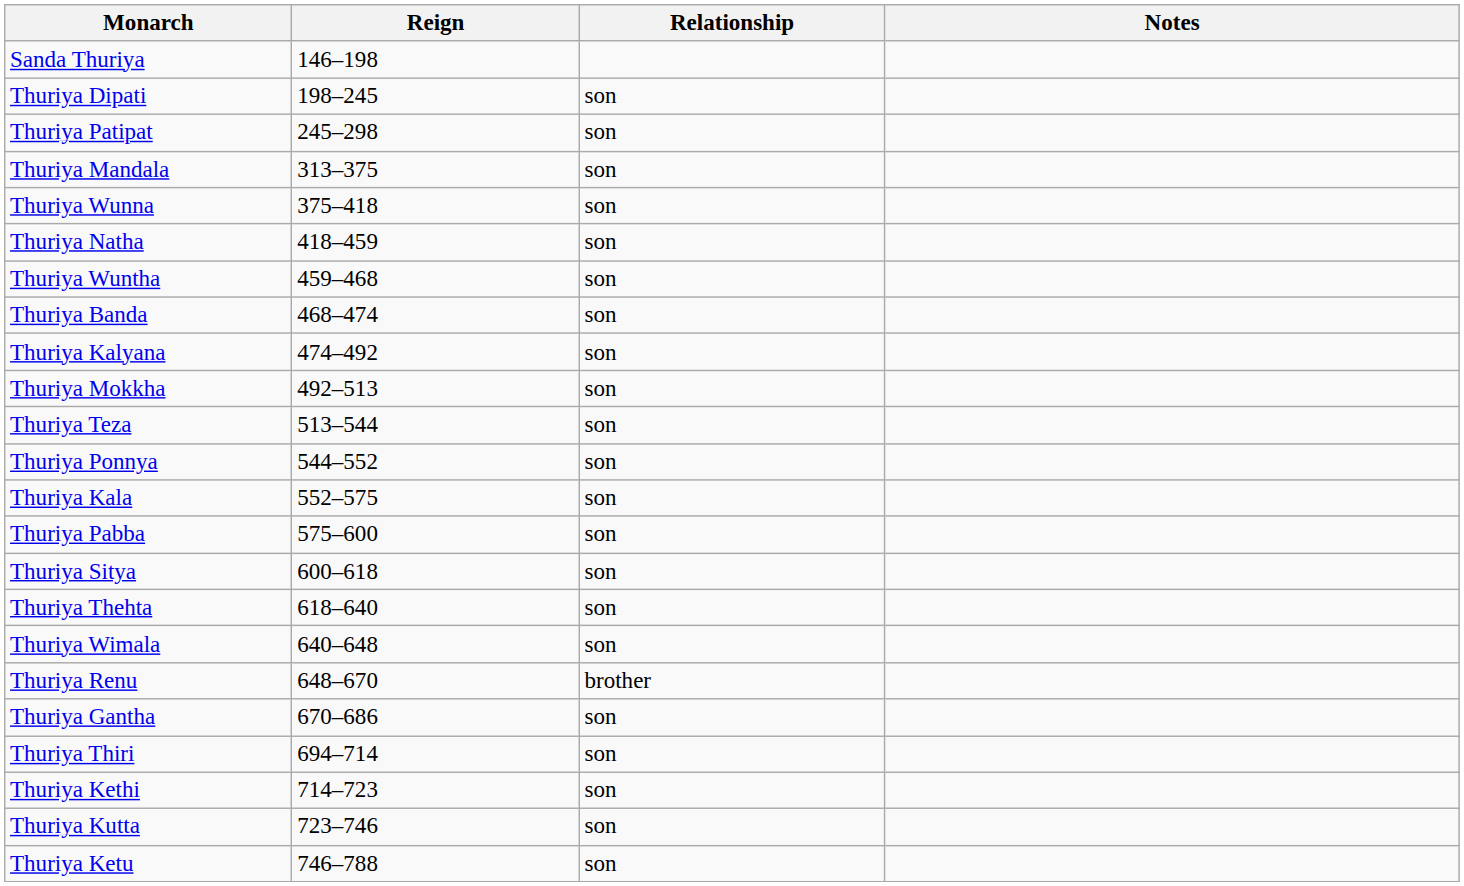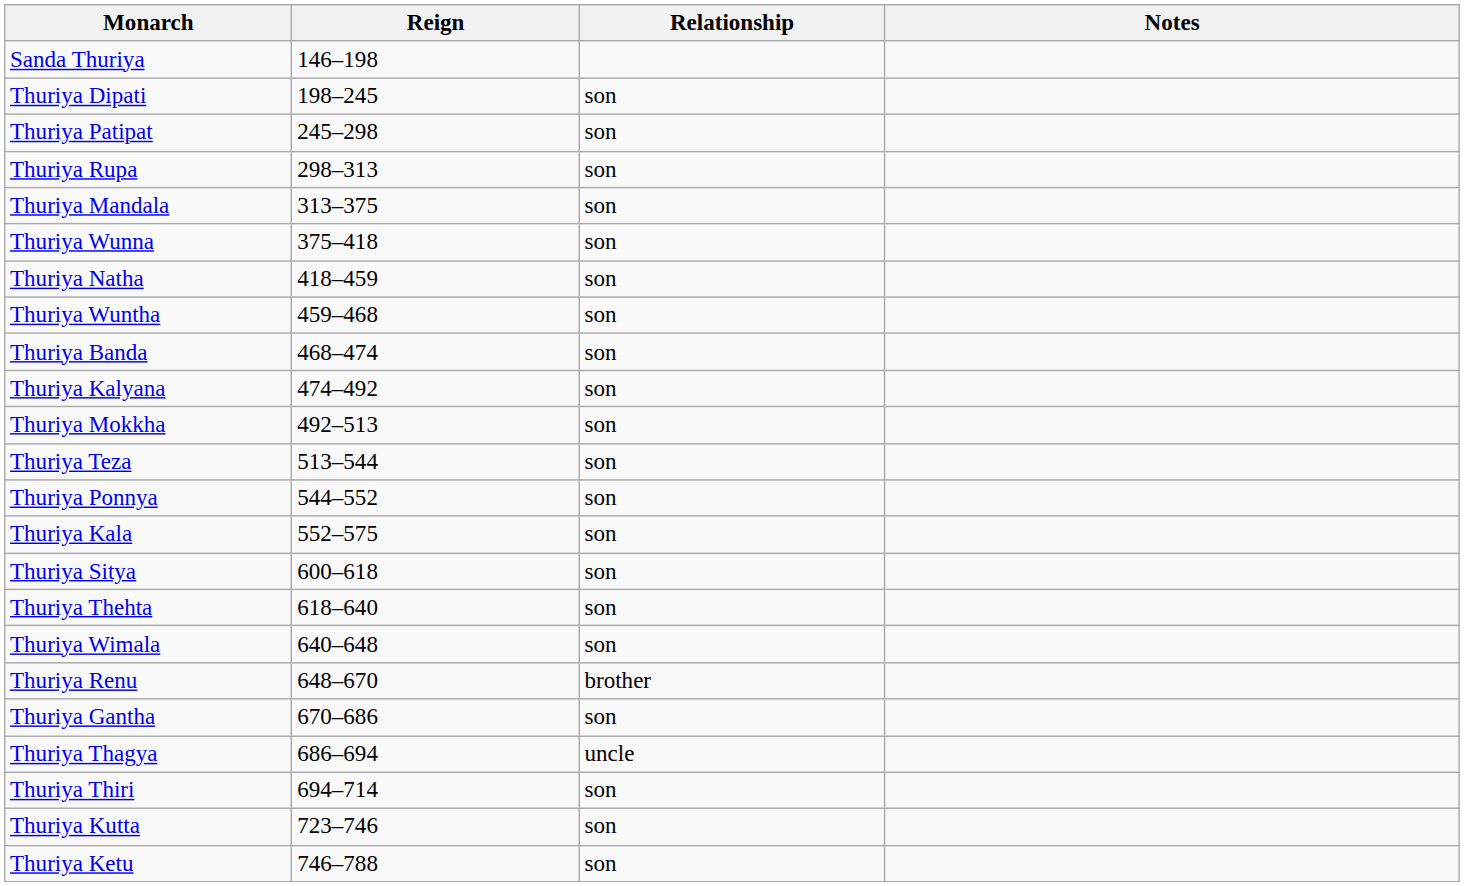+ row: (74, 168)
- row: (78, 534)
+ row: (84, 753)
- row: (75, 790)
